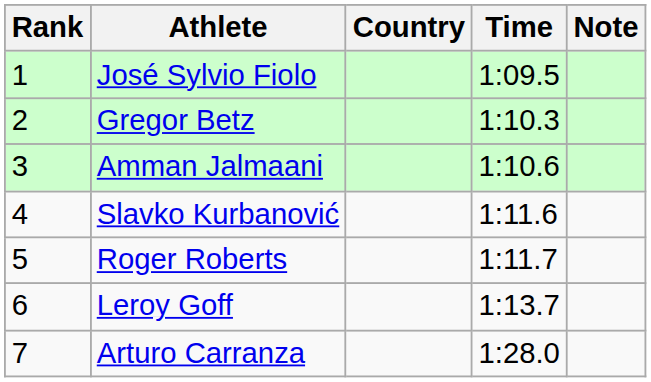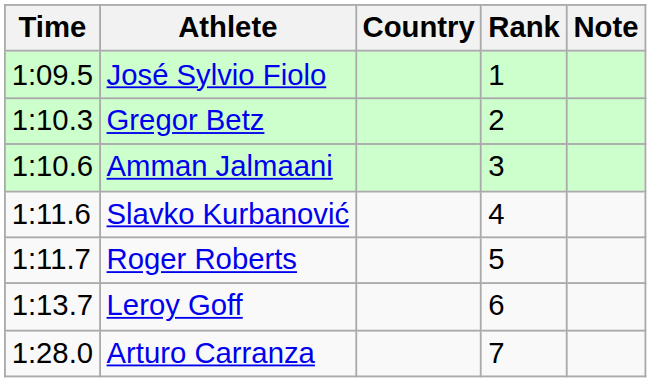columns swapped: (47, 27) <-> (519, 27)
